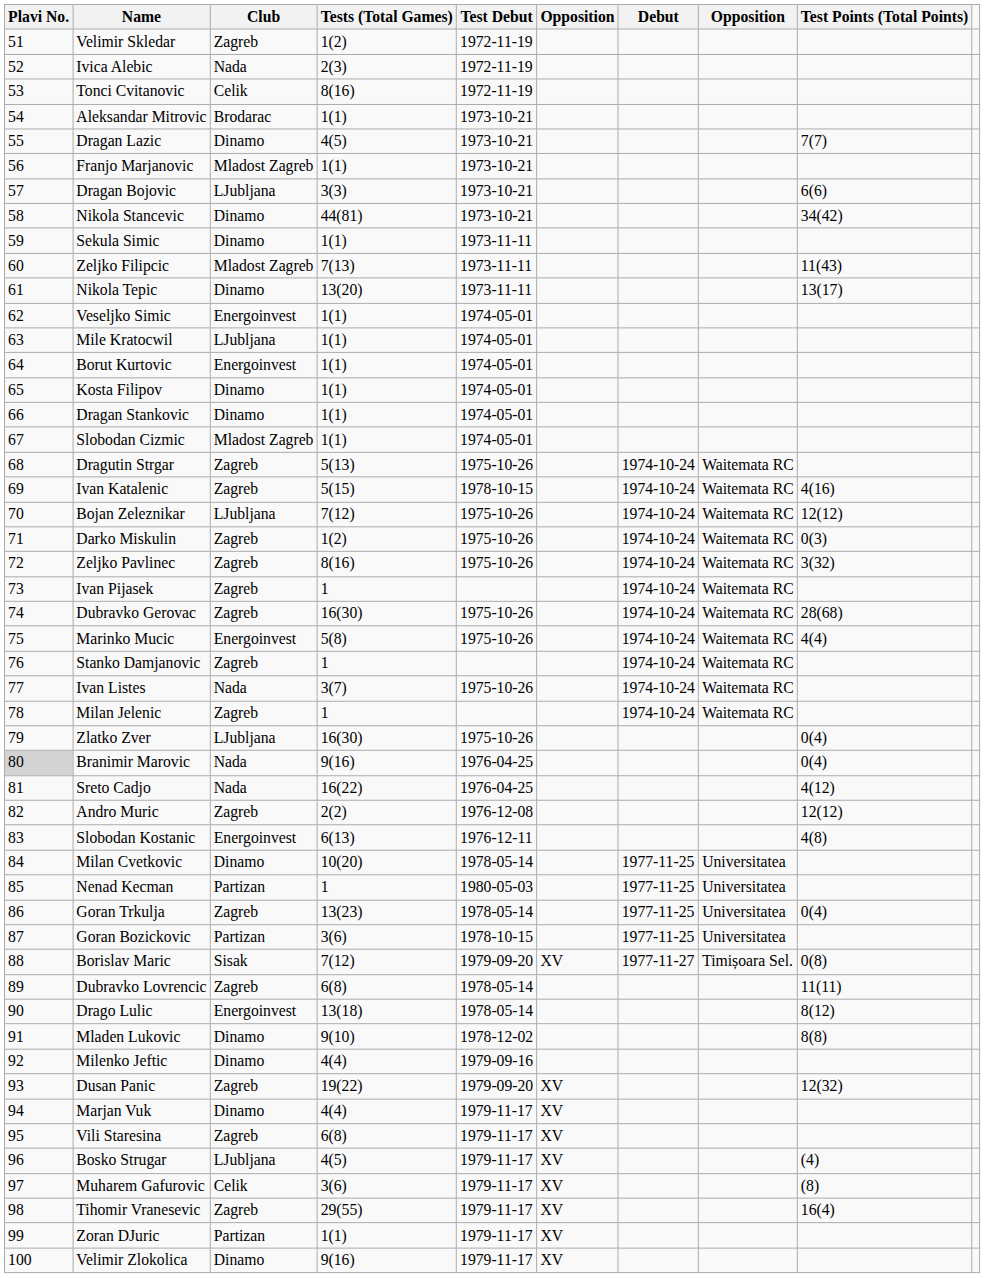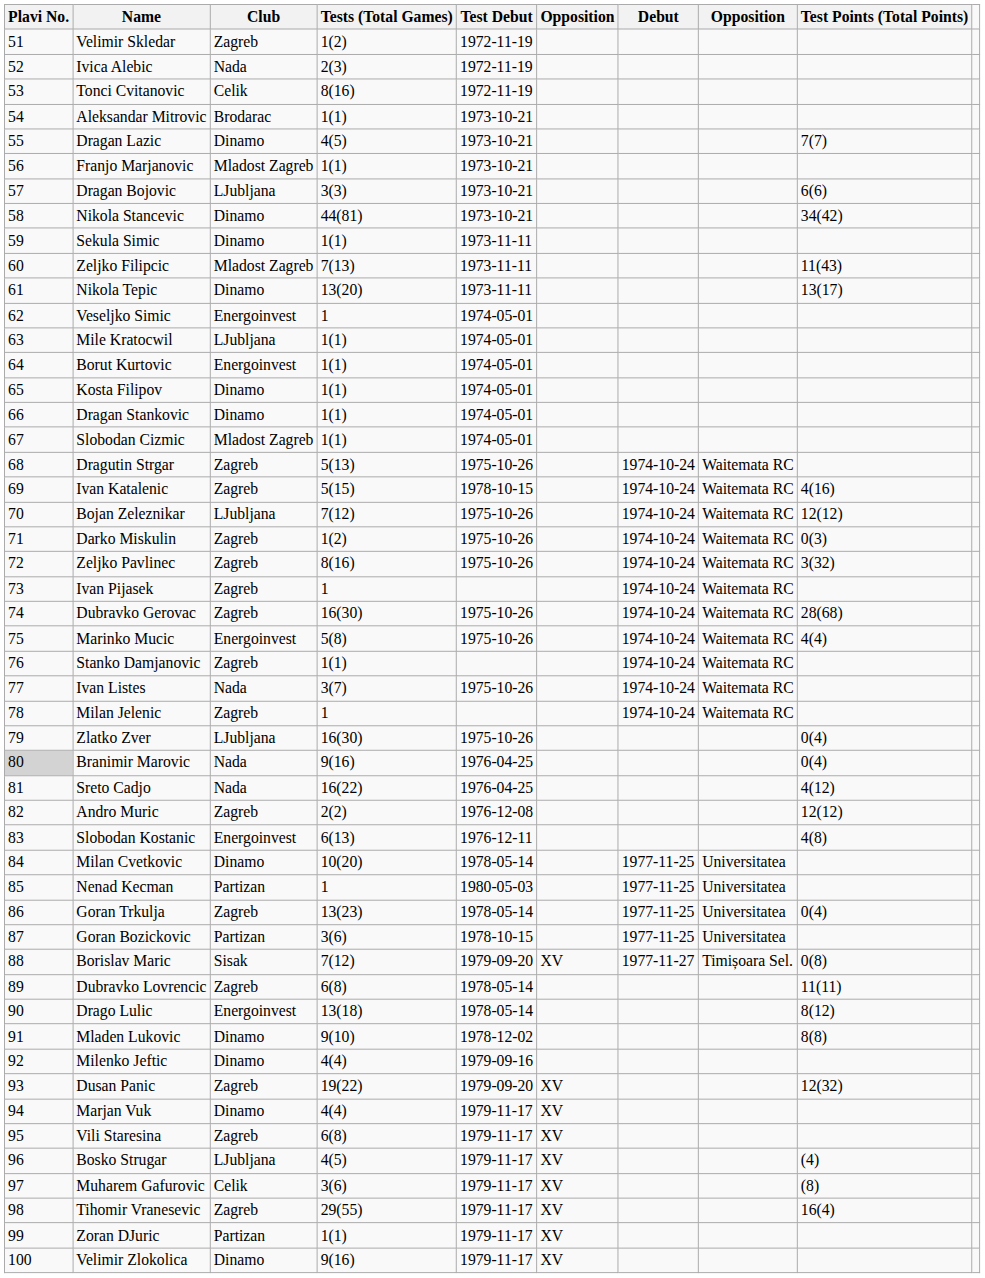(334, 315) 1(1) -> (325, 315) 1
(325, 663) 1 -> (334, 663) 1(1)
